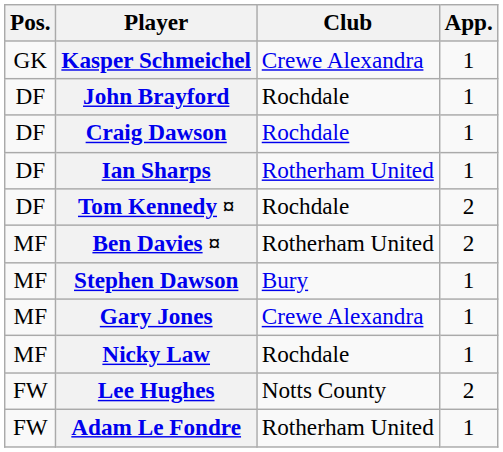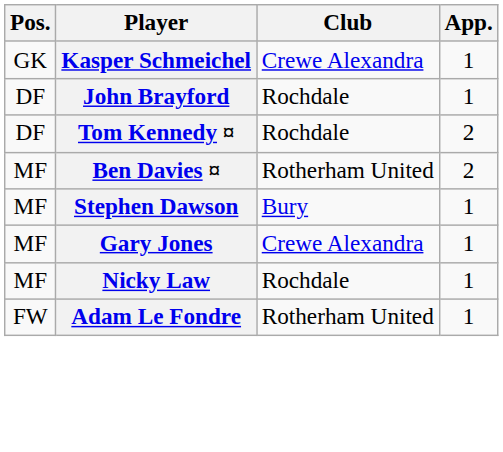- row: (156, 133)
- row: (156, 170)
- row: (156, 390)
